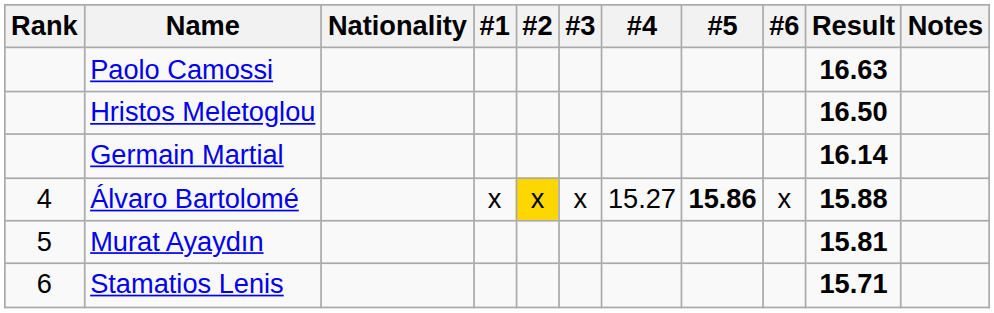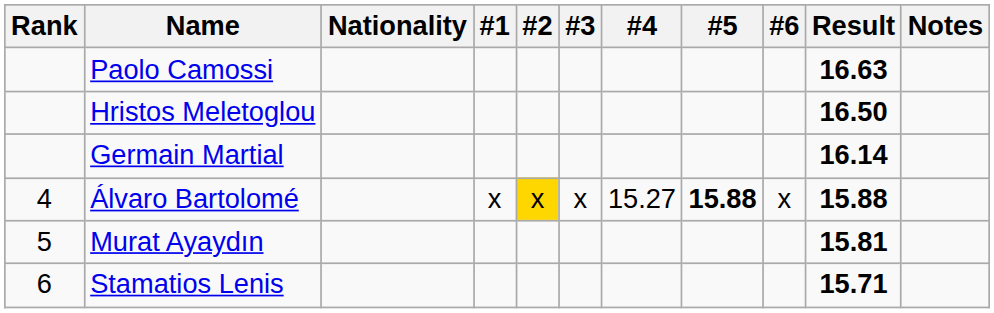(723, 198) 15.86 -> (723, 198) 15.88
